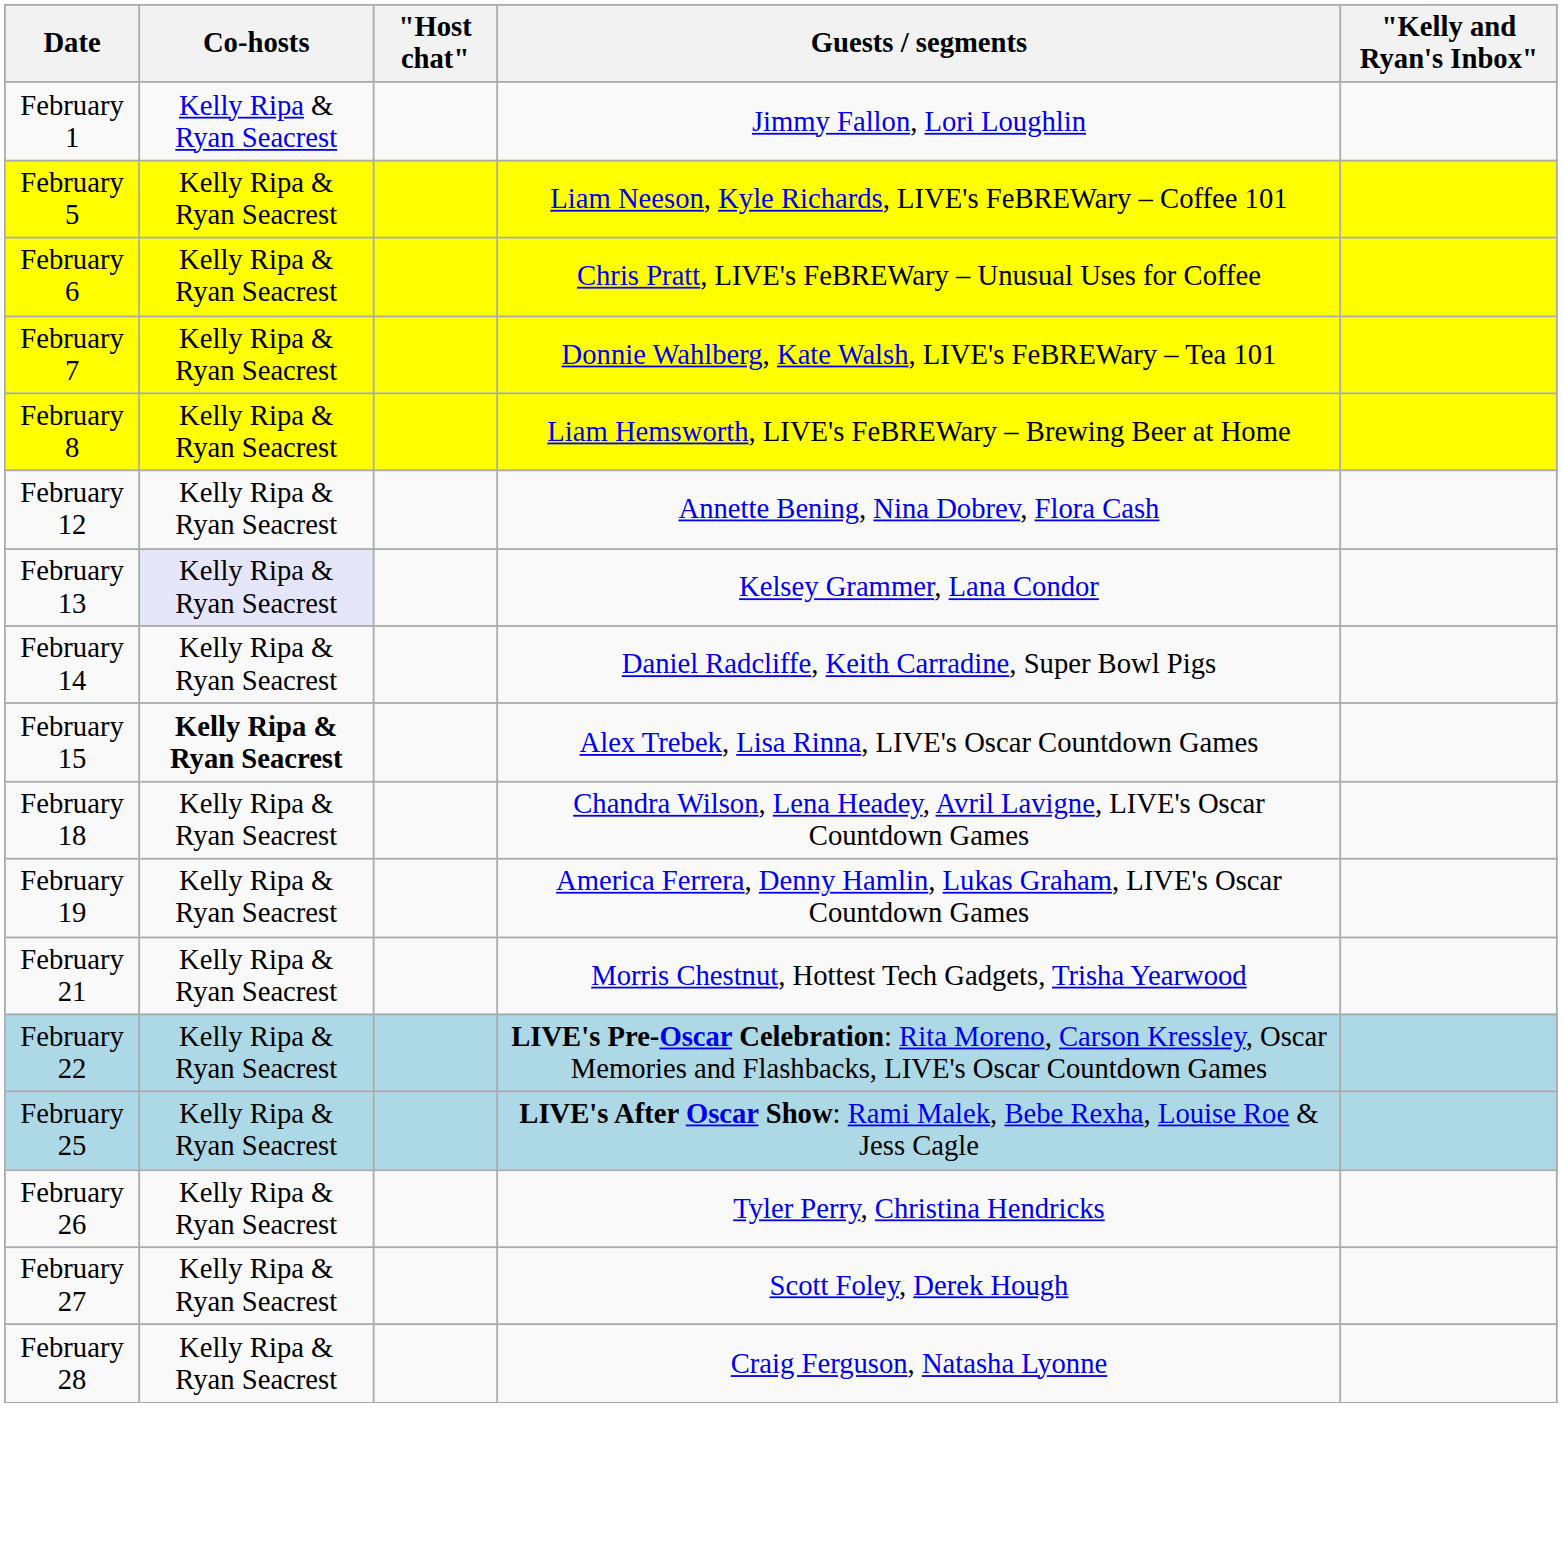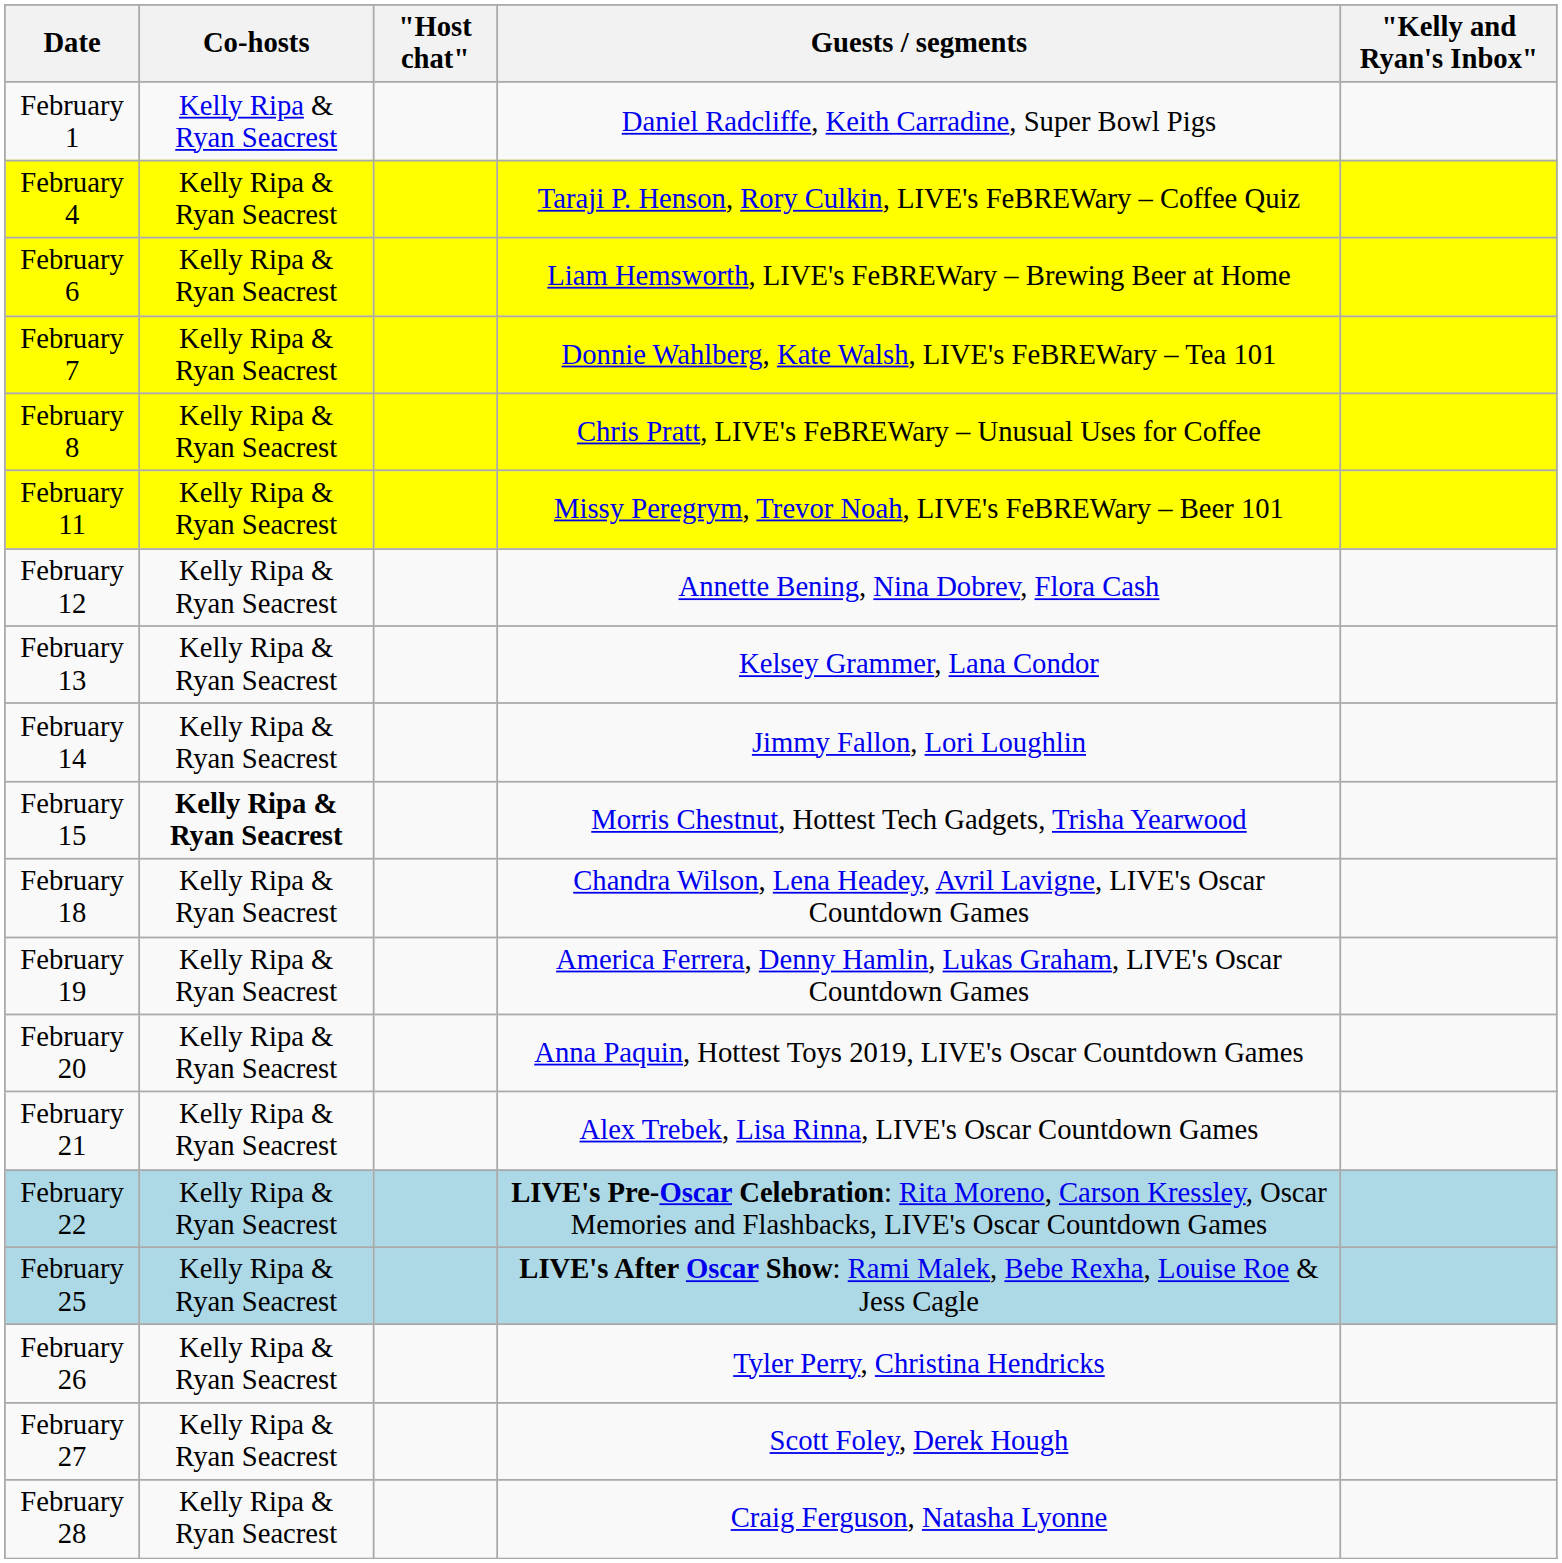(919, 120) Jimmy Fallon, Lori Loughlin -> (919, 120) Daniel Radcliffe, Keith Carradine, Super Bowl Pigs
+ row: (72, 198)
- row: (72, 198)
(919, 276) Chris Pratt, LIVE's FeBREWary – Unusual Uses for Coffee -> (919, 276) Liam Hemsworth, LIVE's FeBREWary – Brewing Beer at Home
(919, 431) Liam Hemsworth, LIVE's FeBREWary – Brewing Beer at Home -> (919, 431) Chris Pratt, LIVE's FeBREWary – Unusual Uses for Coffee
+ row: (72, 509)
(256, 586) lavender background -> (256, 664) no background
(919, 664) Daniel Radcliffe, Keith Carradine, Super Bowl Pigs -> (919, 742) Jimmy Fallon, Lori Loughlin
(919, 742) Alex Trebek, Lisa Rinna, LIVE's Oscar Countdown Games -> (919, 819) Morris Chestnut, Hottest Tech Gadgets, Trisha Yearwood
+ row: (72, 1052)
(919, 975) Morris Chestnut, Hottest Tech Gadgets, Trisha Yearwood -> (919, 1130) Alex Trebek, Lisa Rinna, LIVE's Oscar Countdown Games
